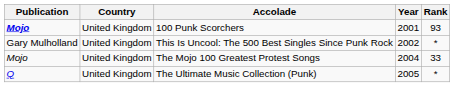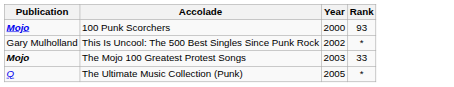- column: (117, 12)
(408, 27) 2001 -> (334, 27) 2000
(17, 58) normal -> (18, 58) bold
(408, 58) 2004 -> (334, 58) 2003
